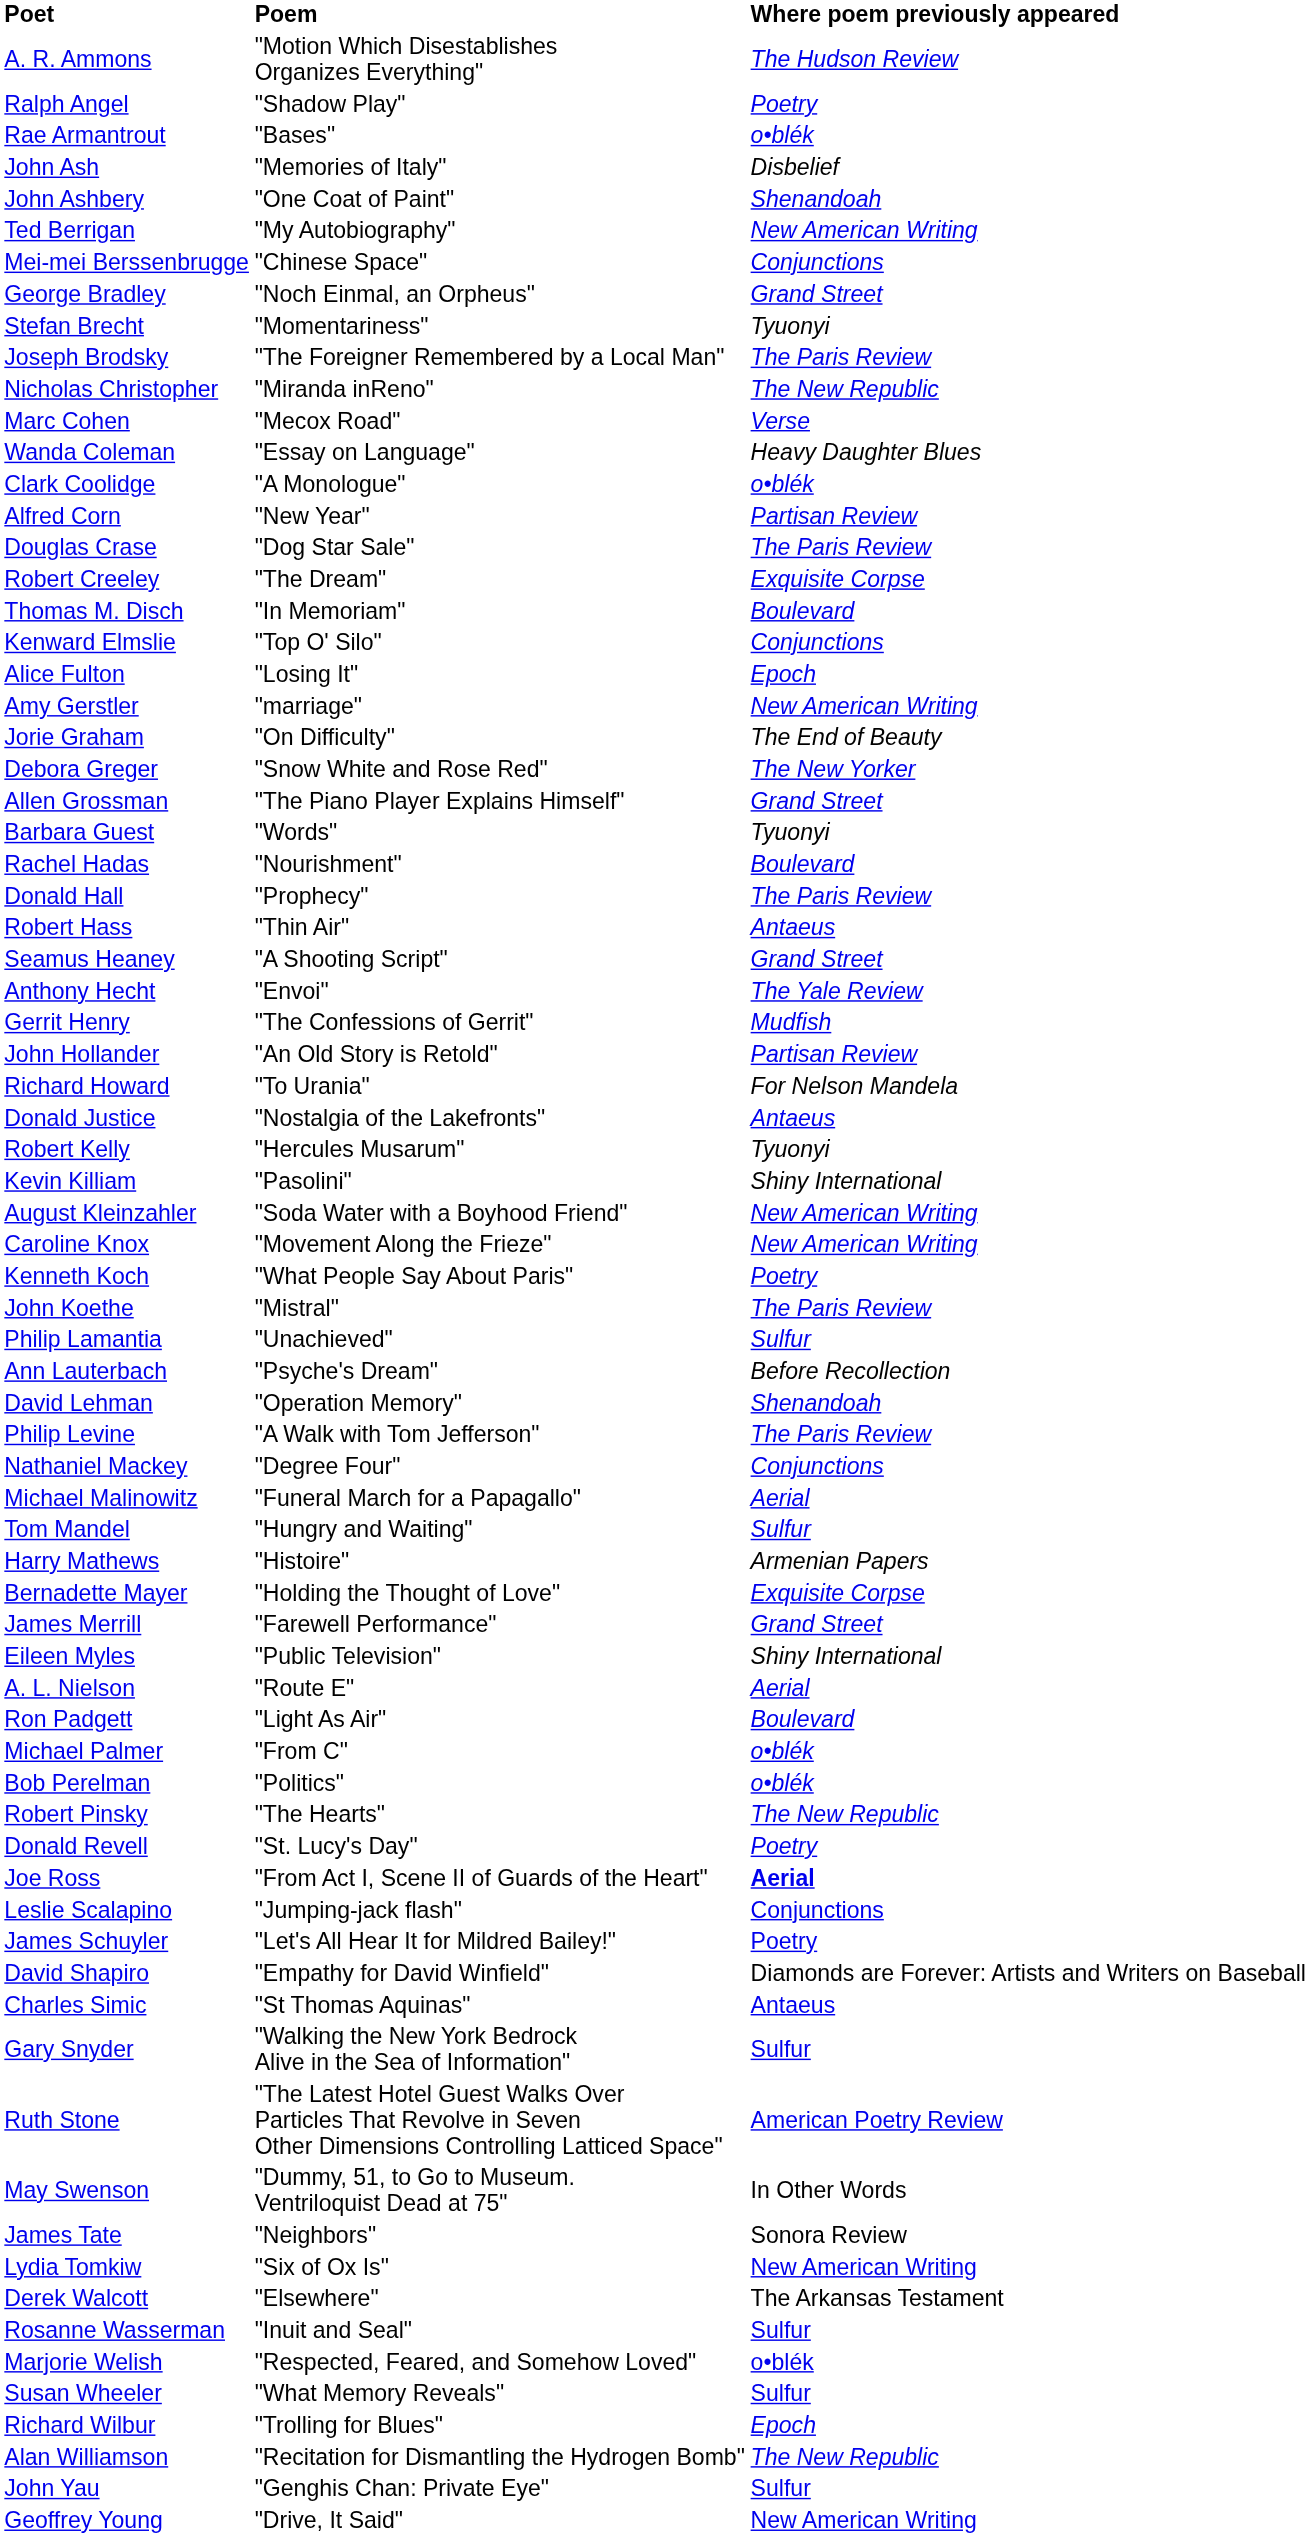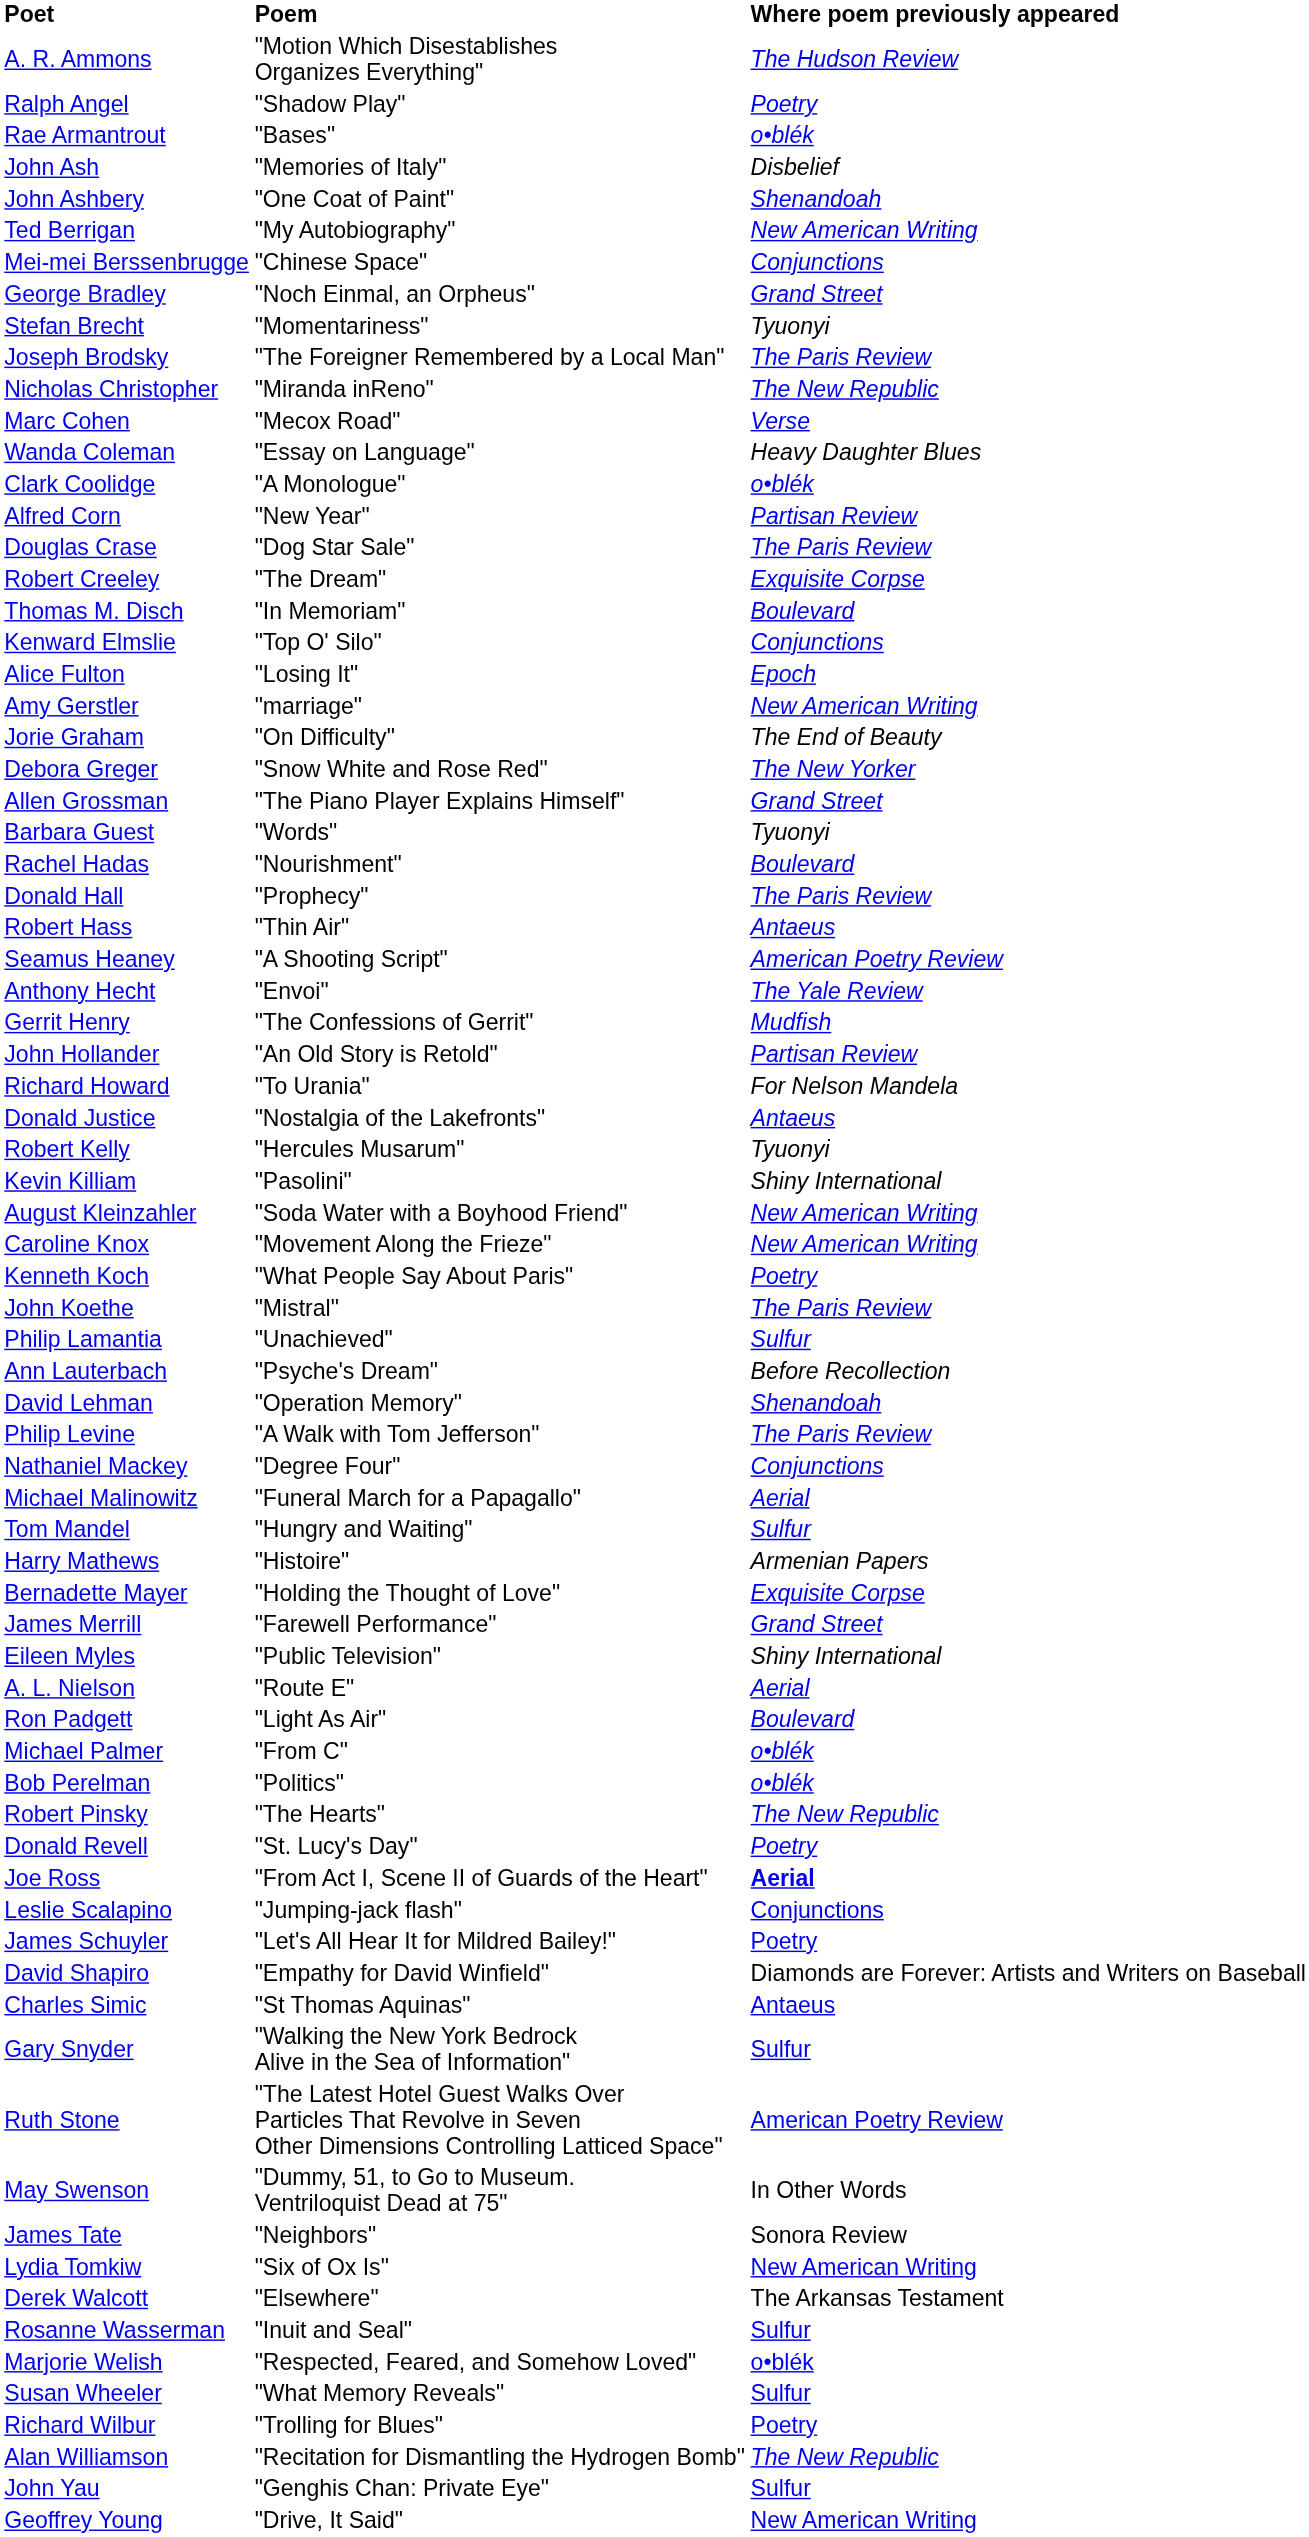(817, 959) Grand Street -> (877, 959) American Poetry Review
(783, 2425) Epoch -> (784, 2425) Poetry
